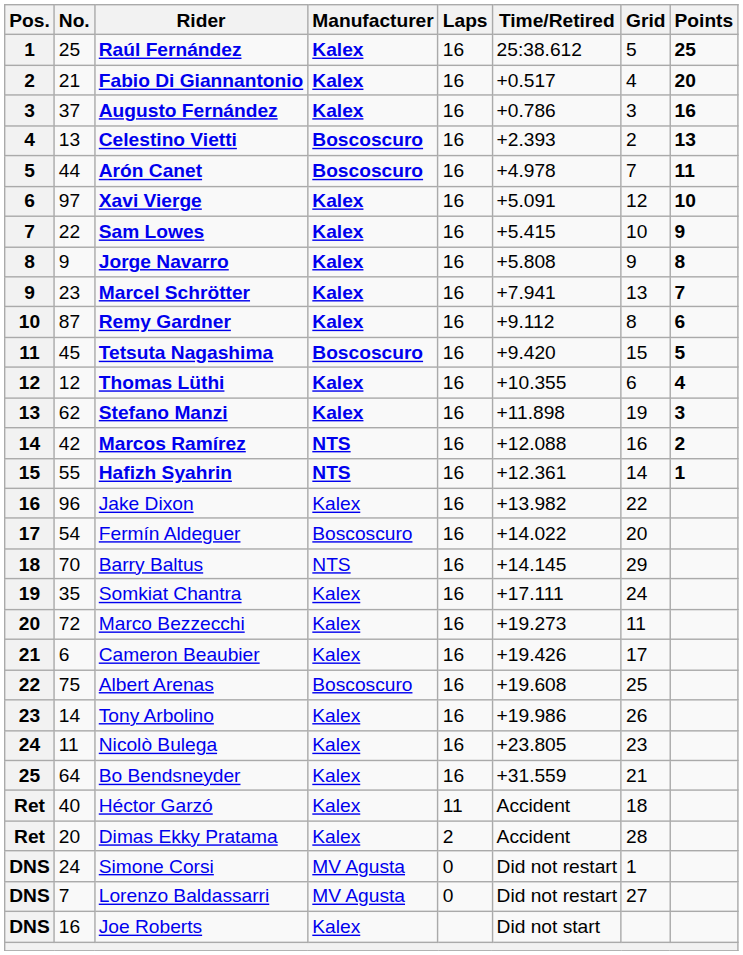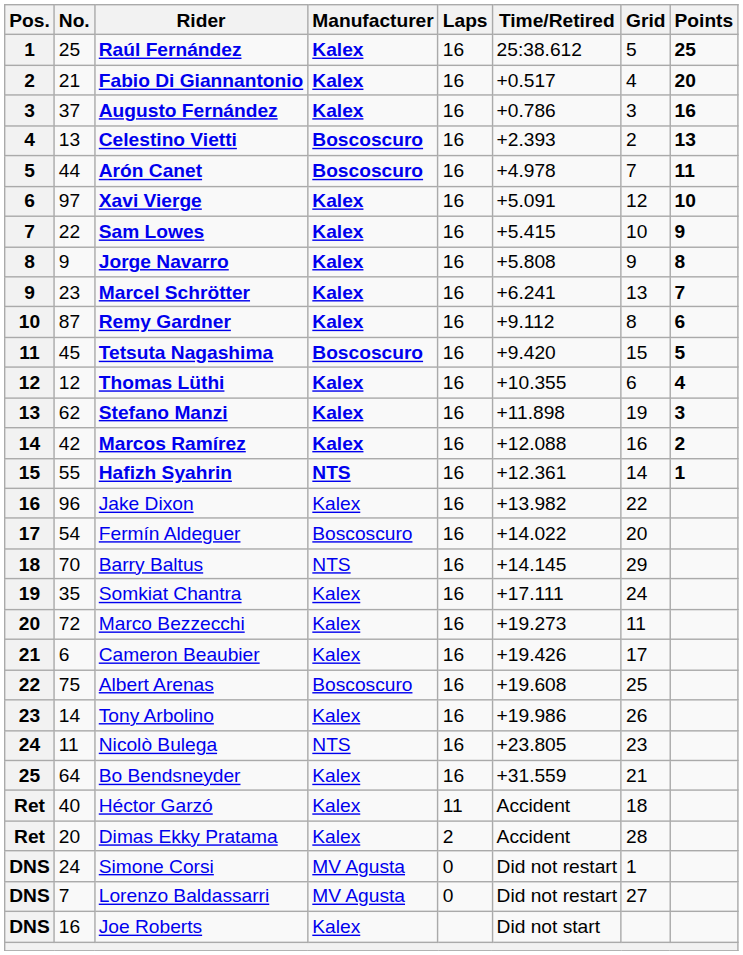(526, 291) +7.941 -> (526, 291) +6.241
(331, 443) NTS -> (338, 443) Kalex
(336, 745) Kalex -> (331, 745) NTS
